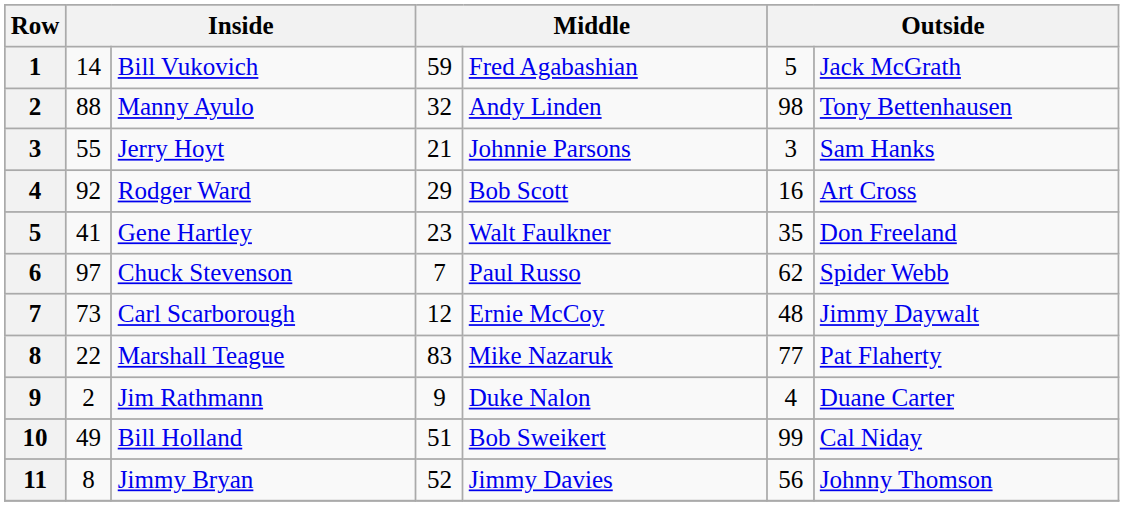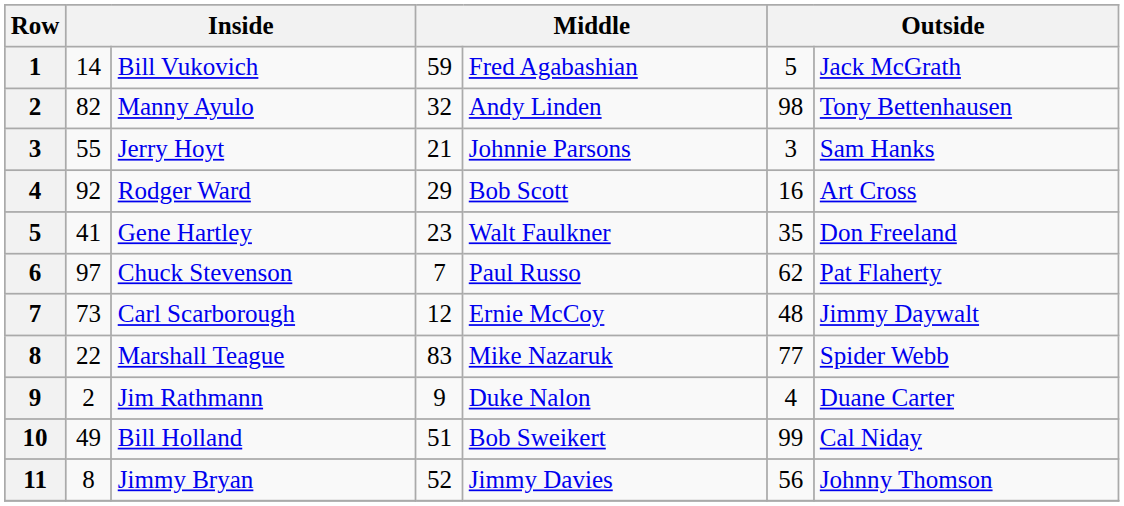(89, 108) 88 -> (89, 108) 82
(884, 273) Spider Webb -> (881, 273) Pat Flaherty
(881, 356) Pat Flaherty -> (884, 356) Spider Webb
